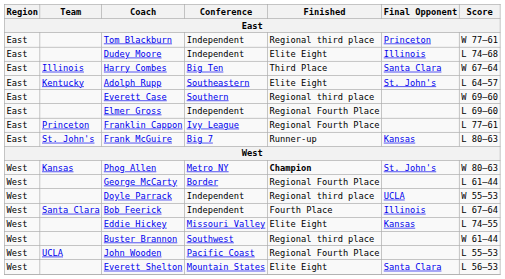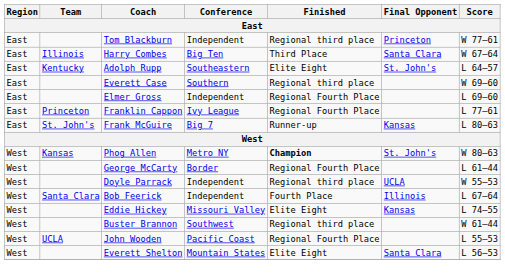- row: (133, 54)
